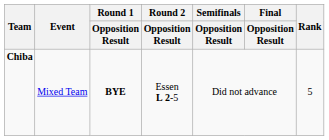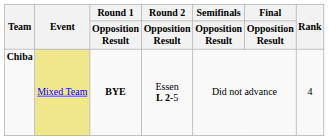(62, 92) no background -> (62, 92) khaki background
(310, 92) 5 -> (310, 92) 4
